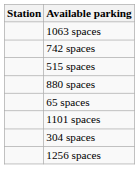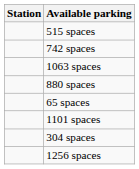rows swapped: (74, 31) <-> (71, 66)
